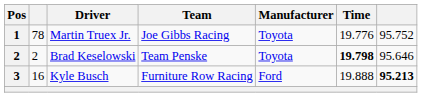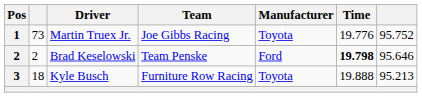(38, 35) 78 -> (38, 35) 73
(276, 56) Toyota -> (270, 56) Ford
(38, 76) 16 -> (38, 76) 18
(270, 76) Ford -> (276, 76) Toyota
(397, 76) bold -> (397, 76) normal
